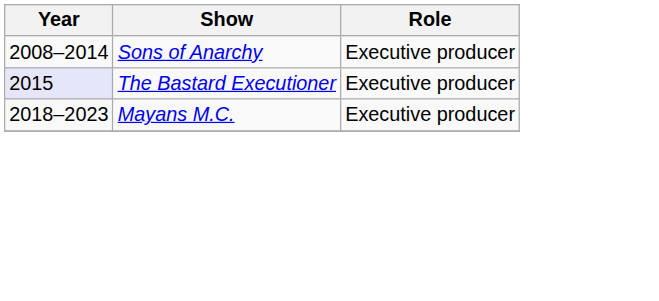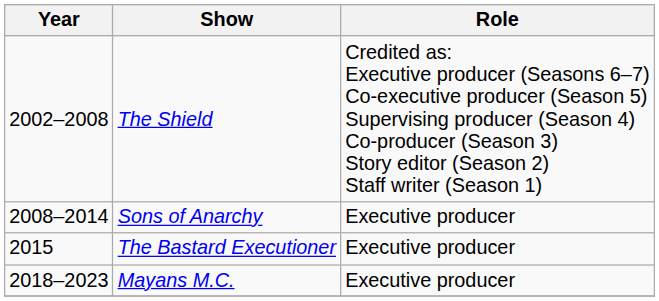+ row: (165, 118)
(31, 83) lavender background -> (31, 248) no background
